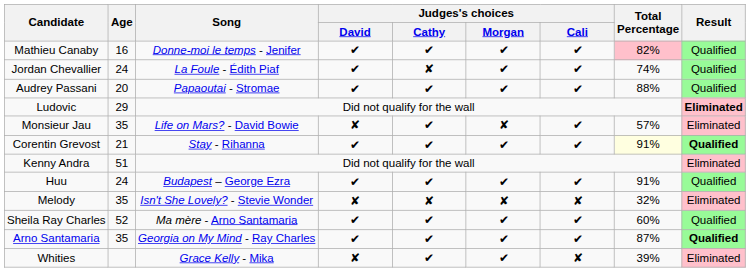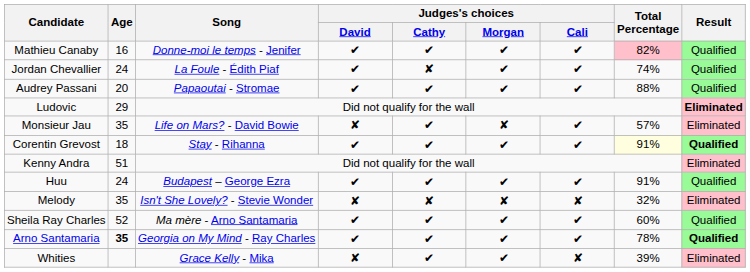(122, 144) 21 -> (122, 144) 18
(122, 238) normal -> (122, 238) bold
(648, 238) 87% -> (648, 238) 78%
